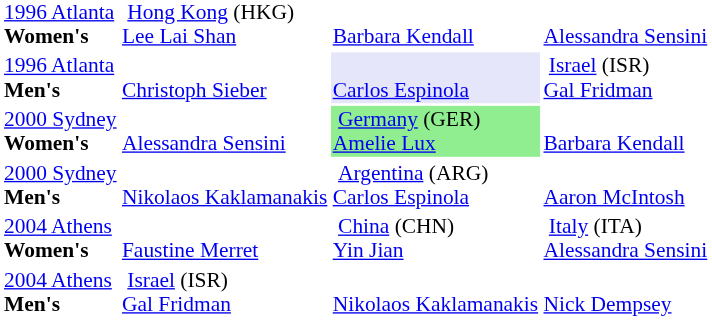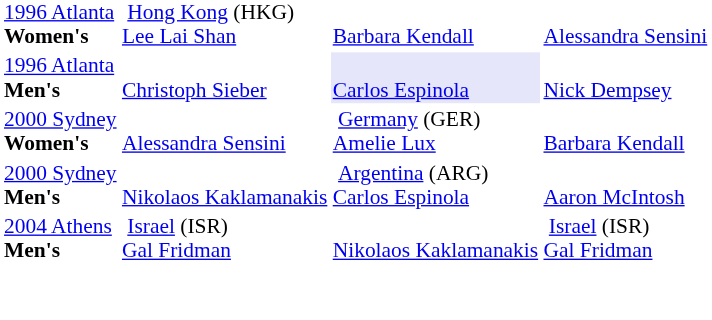(598, 77) Israel (ISR) Gal Fridman -> (608, 89) Nick Dempsey
(407, 131) lightgreen background -> (407, 131) no background
- row: (58, 238)
(608, 304) Nick Dempsey -> (598, 238) Israel (ISR) Gal Fridman
